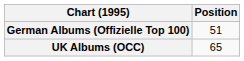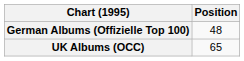(216, 30) 51 -> (216, 30) 48
